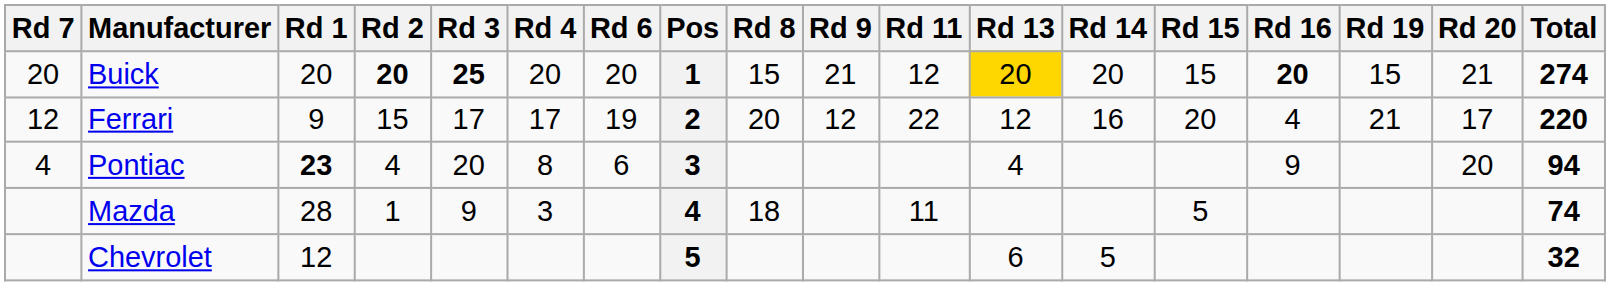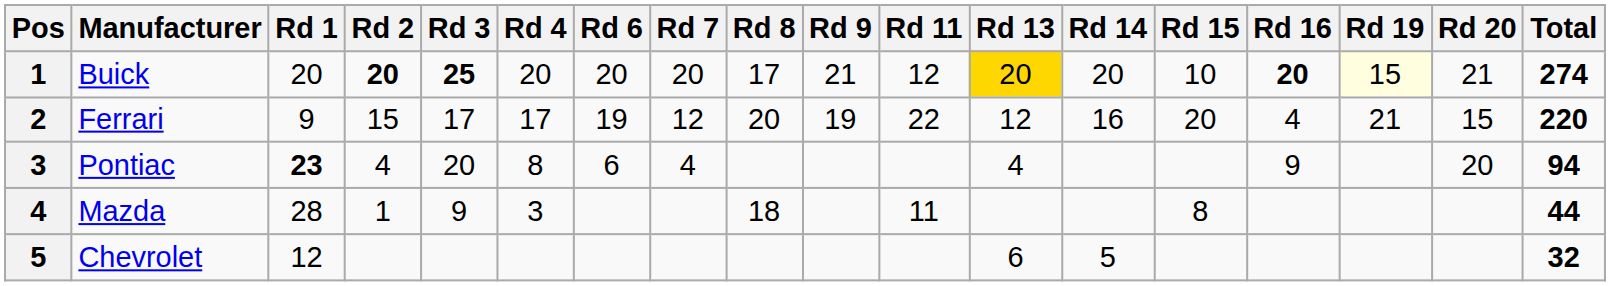columns swapped: (693, 28) <-> (43, 28)
(764, 74) 15 -> (764, 74) 17
(1200, 74) 15 -> (1200, 74) 10
(1385, 74) no background -> (1385, 74) lightyellow background
(840, 120) 12 -> (840, 120) 19
(1477, 120) 17 -> (1477, 120) 15
(1200, 211) 5 -> (1200, 211) 8
(1564, 211) 74 -> (1564, 211) 44
